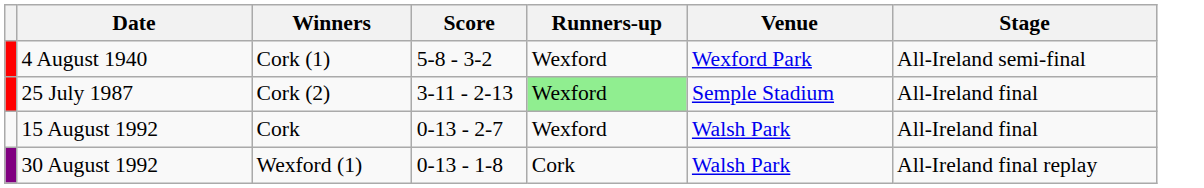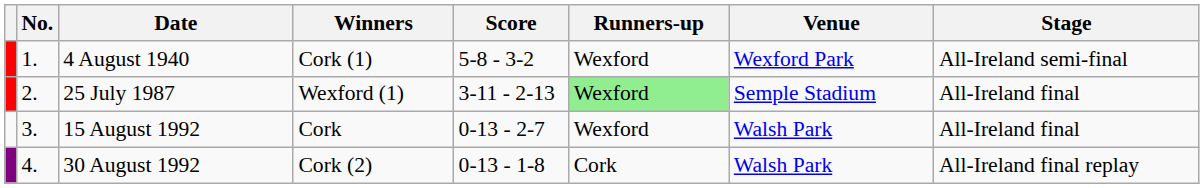+ column: (37, 22)
(293, 93) Cork (2) -> (351, 93) Wexford (1)
(309, 165) Wexford (1) -> (335, 165) Cork (2)
